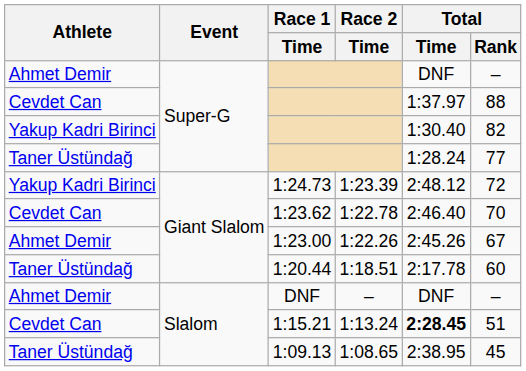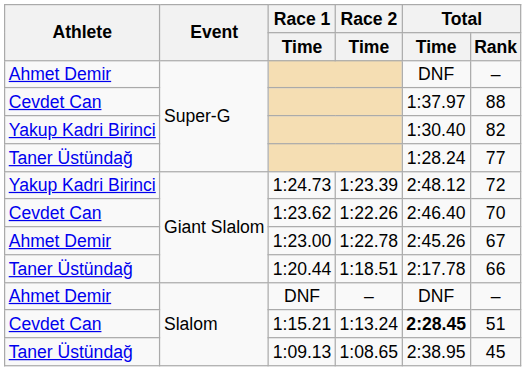(369, 213) 1:22.78 -> (369, 213) 1:22.26
(369, 241) 1:22.26 -> (369, 241) 1:22.78
(496, 269) 60 -> (496, 269) 66
